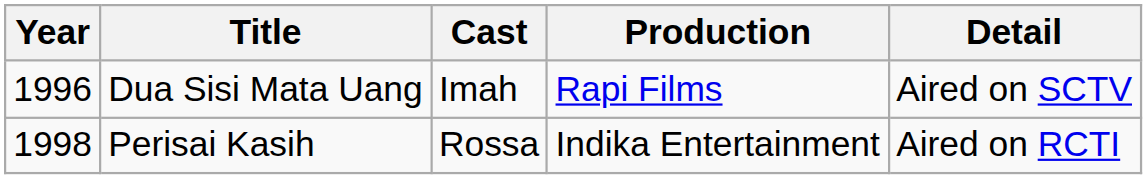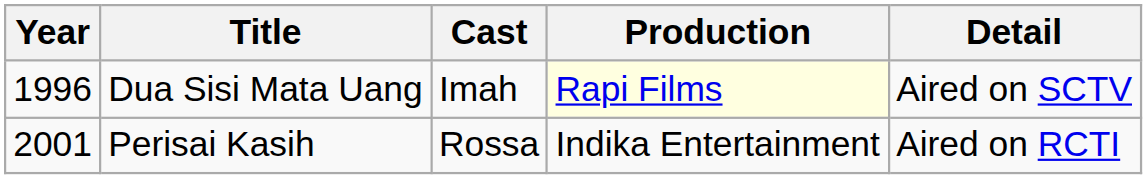(639, 88) no background -> (639, 88) lightyellow background
(53, 144) 1998 -> (53, 144) 2001
